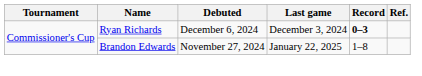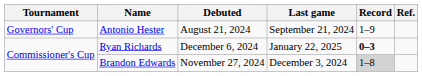+ row: (132, 29)
(308, 29) December 3, 2024 -> (306, 46) January 22, 2025
(306, 46) January 22, 2025 -> (308, 63) December 3, 2024
(360, 46) no background -> (367, 63) lightgrey background
